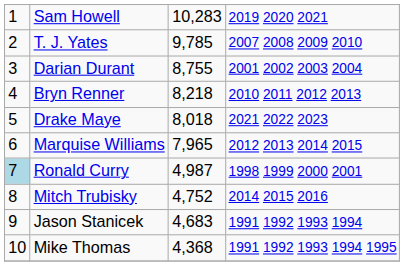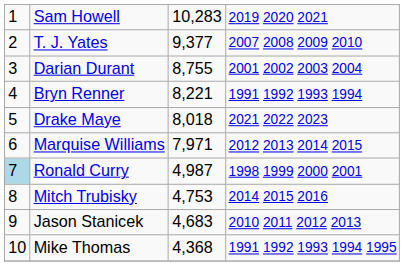(192, 42) 9,785 -> (192, 42) 9,377
(192, 94) 8,218 -> (192, 94) 8,221
(295, 94) 2010 2011 2012 2013 -> (295, 94) 1991 1992 1993 1994
(192, 145) 7,965 -> (192, 145) 7,971
(192, 196) 4,752 -> (192, 196) 4,753
(295, 222) 1991 1992 1993 1994 -> (295, 222) 2010 2011 2012 2013
